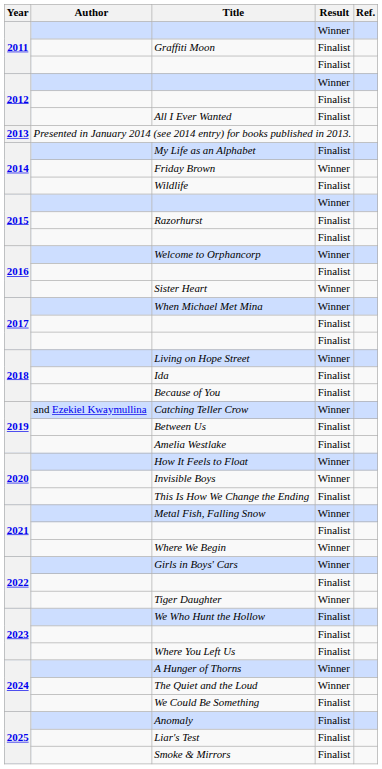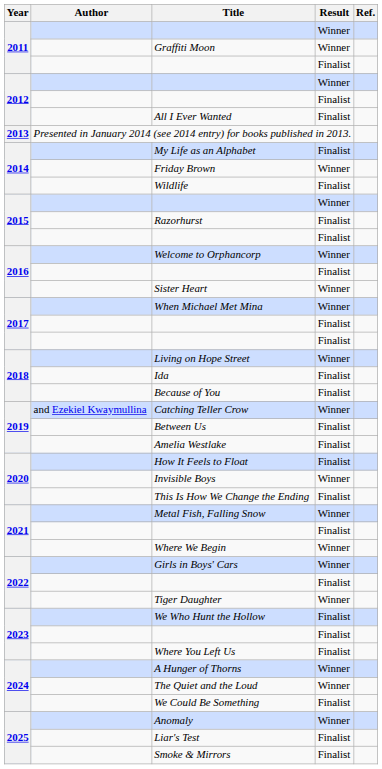(334, 47) Finalist -> (334, 47) Winner
(334, 461) Winner -> (334, 461) Finalist
(334, 720) Finalist -> (334, 720) Winner
